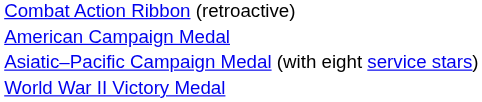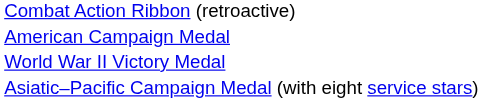rows swapped: (241, 62) <-> (115, 88)
